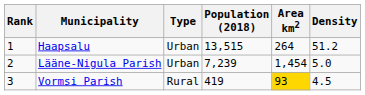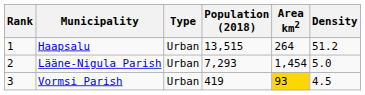(221, 64) 7,239 -> (221, 64) 7,293
(183, 81) Rural -> (183, 81) Urban
